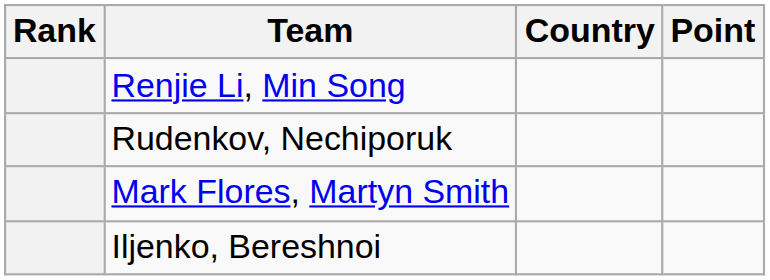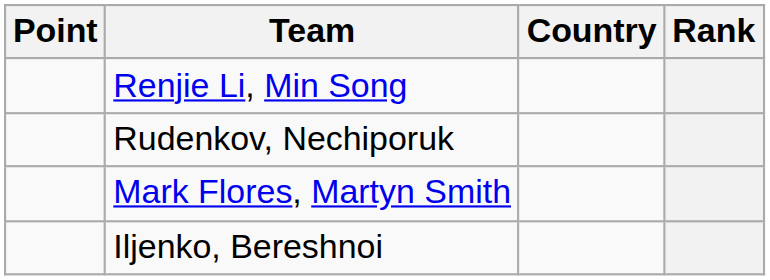columns swapped: (54, 31) <-> (713, 31)
